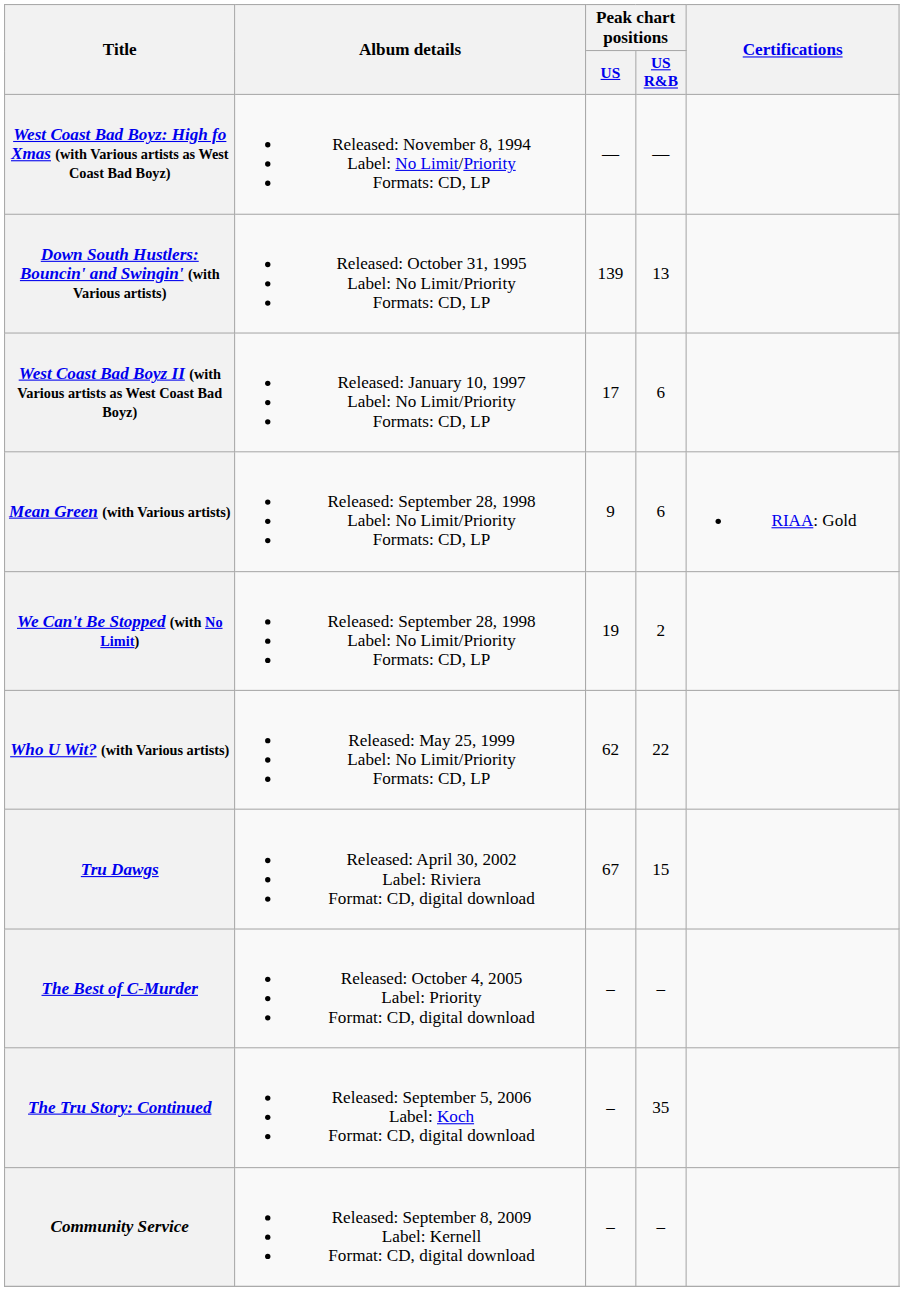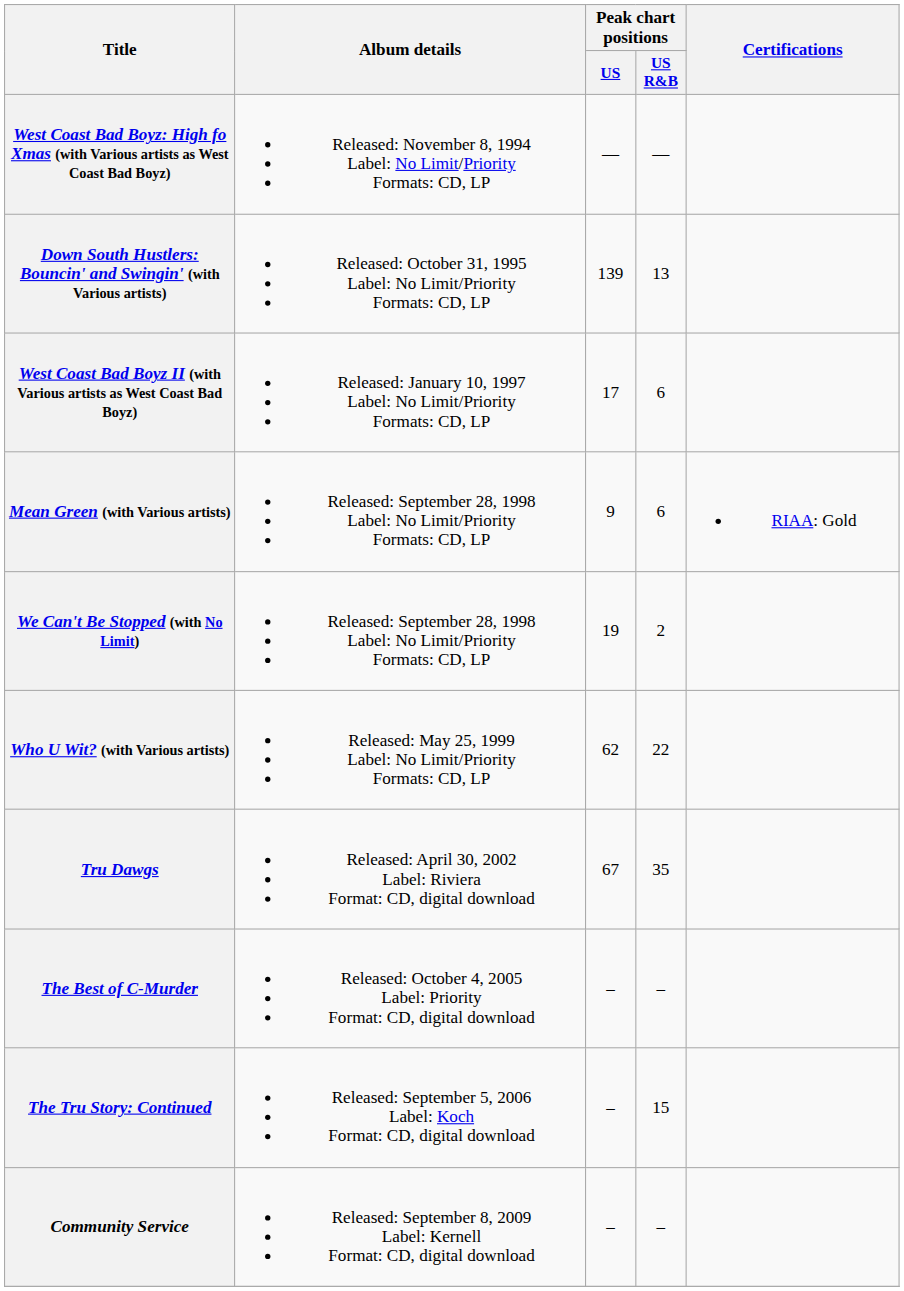(661, 869) 15 -> (661, 869) 35
(661, 1107) 35 -> (661, 1107) 15
